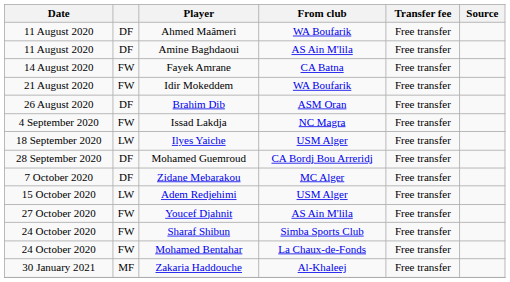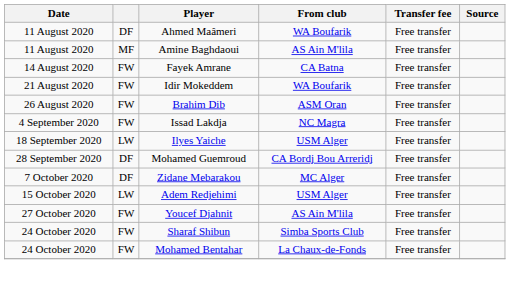(126, 49) DF -> (126, 49) MF
(126, 104) DF -> (126, 104) FW
- row: (199, 267)
